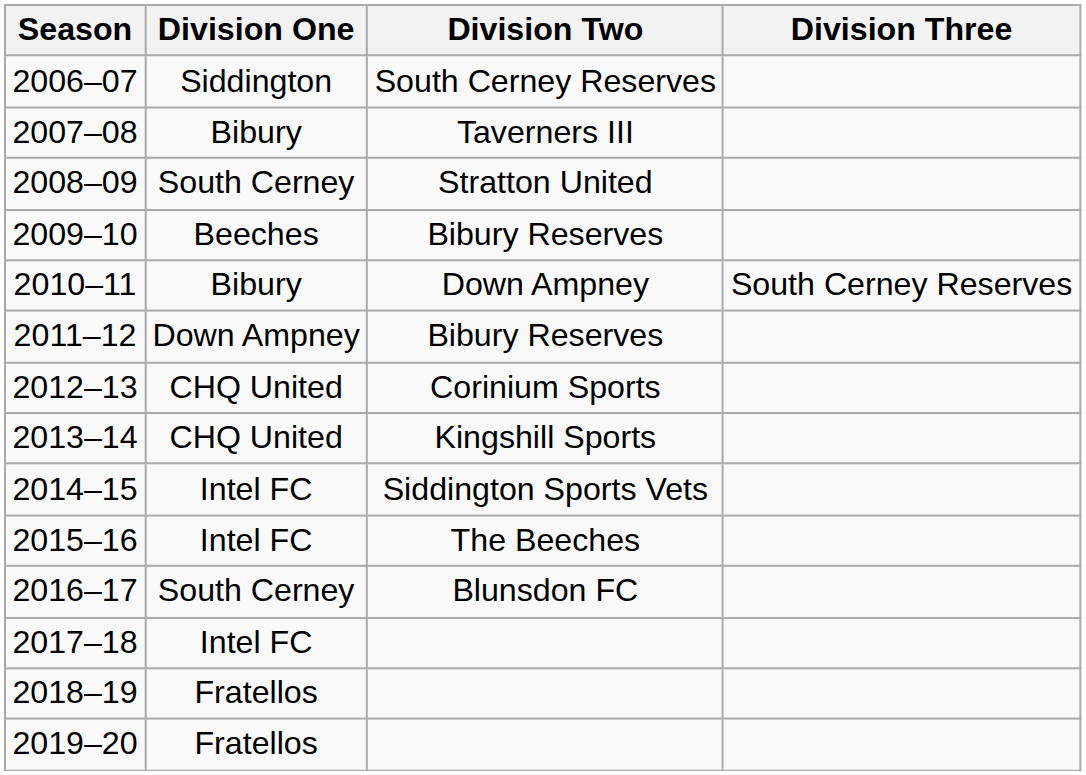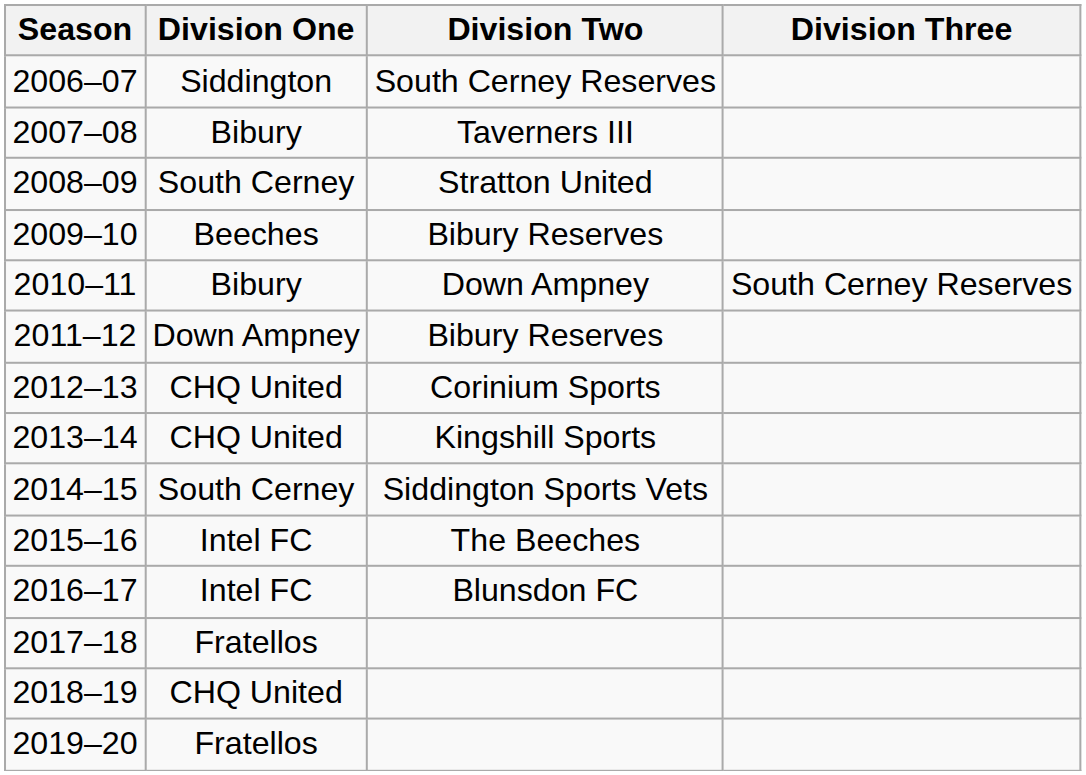(256, 489) Intel FC -> (256, 489) South Cerney
(256, 591) South Cerney -> (256, 591) Intel FC
(256, 642) Intel FC -> (256, 642) Fratellos
(256, 693) Fratellos -> (256, 693) CHQ United
